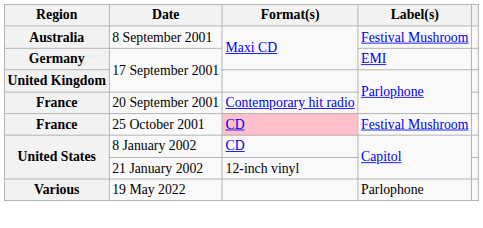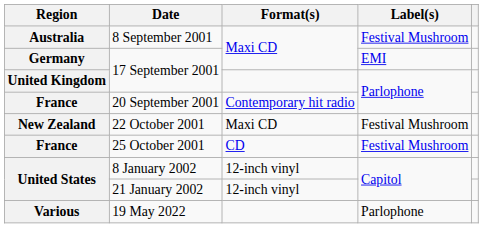+ row: (57, 124)
(235, 124) pink background -> (235, 146) no background
(235, 146) CD -> (262, 168) 12-inch vinyl
